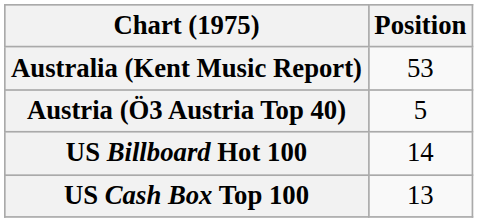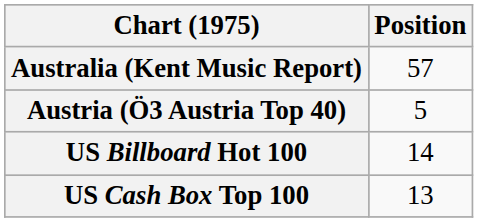(420, 68) 53 -> (420, 68) 57
